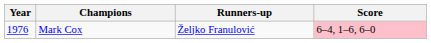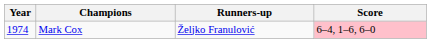(18, 30) 1976 -> (18, 30) 1974
